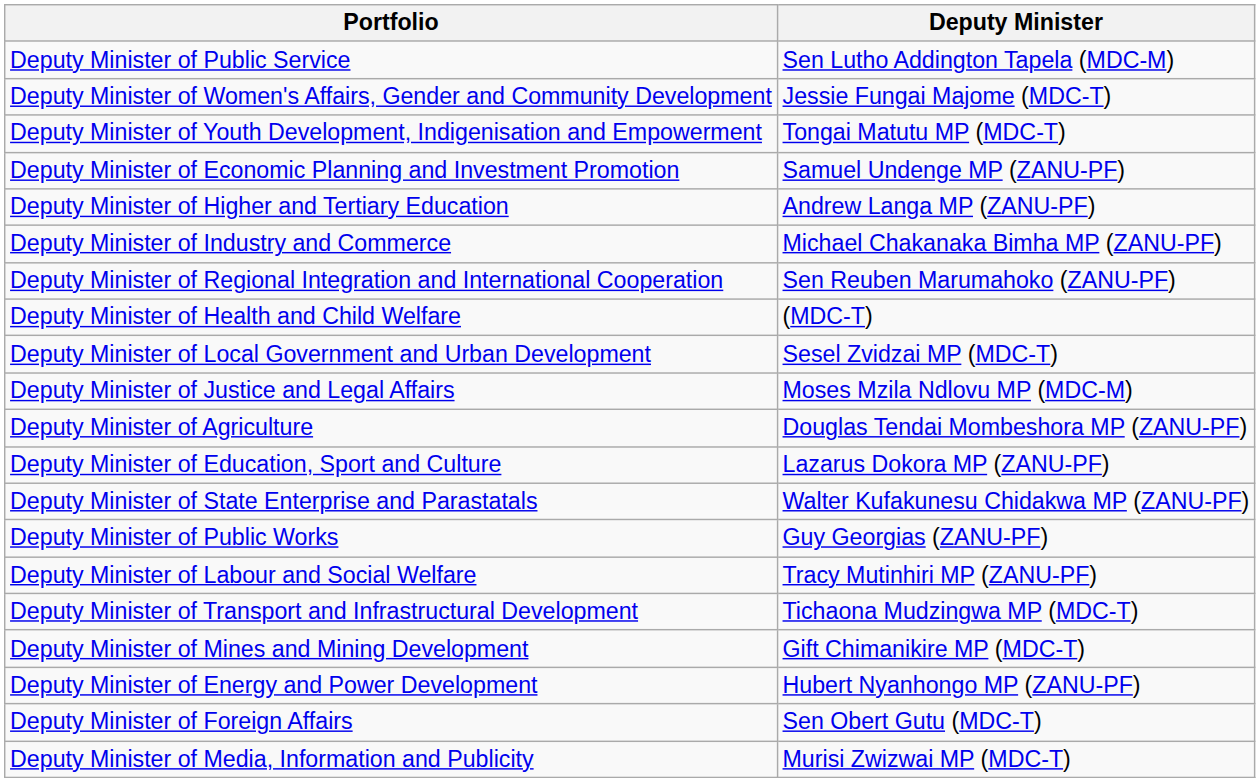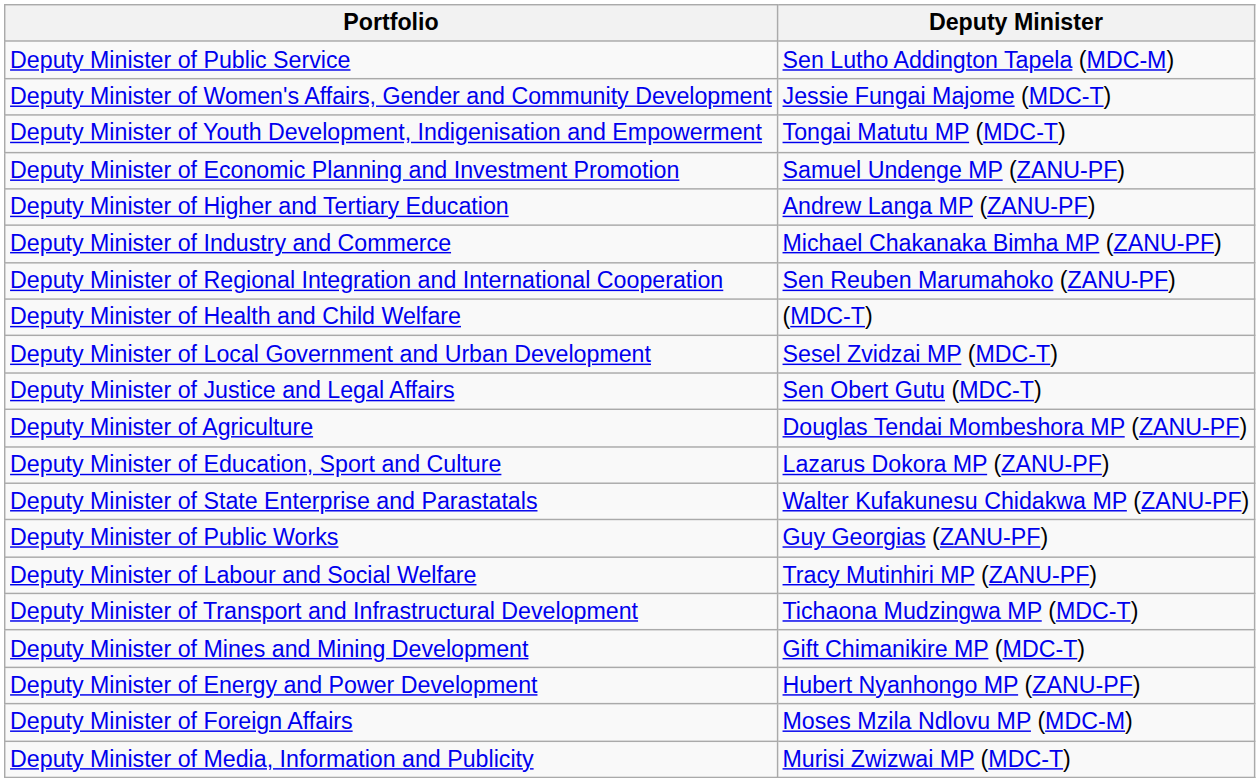(958, 390) Moses Mzila Ndlovu MP (MDC-M) -> (912, 390) Sen Obert Gutu (MDC-T)
(912, 721) Sen Obert Gutu (MDC-T) -> (958, 721) Moses Mzila Ndlovu MP (MDC-M)
